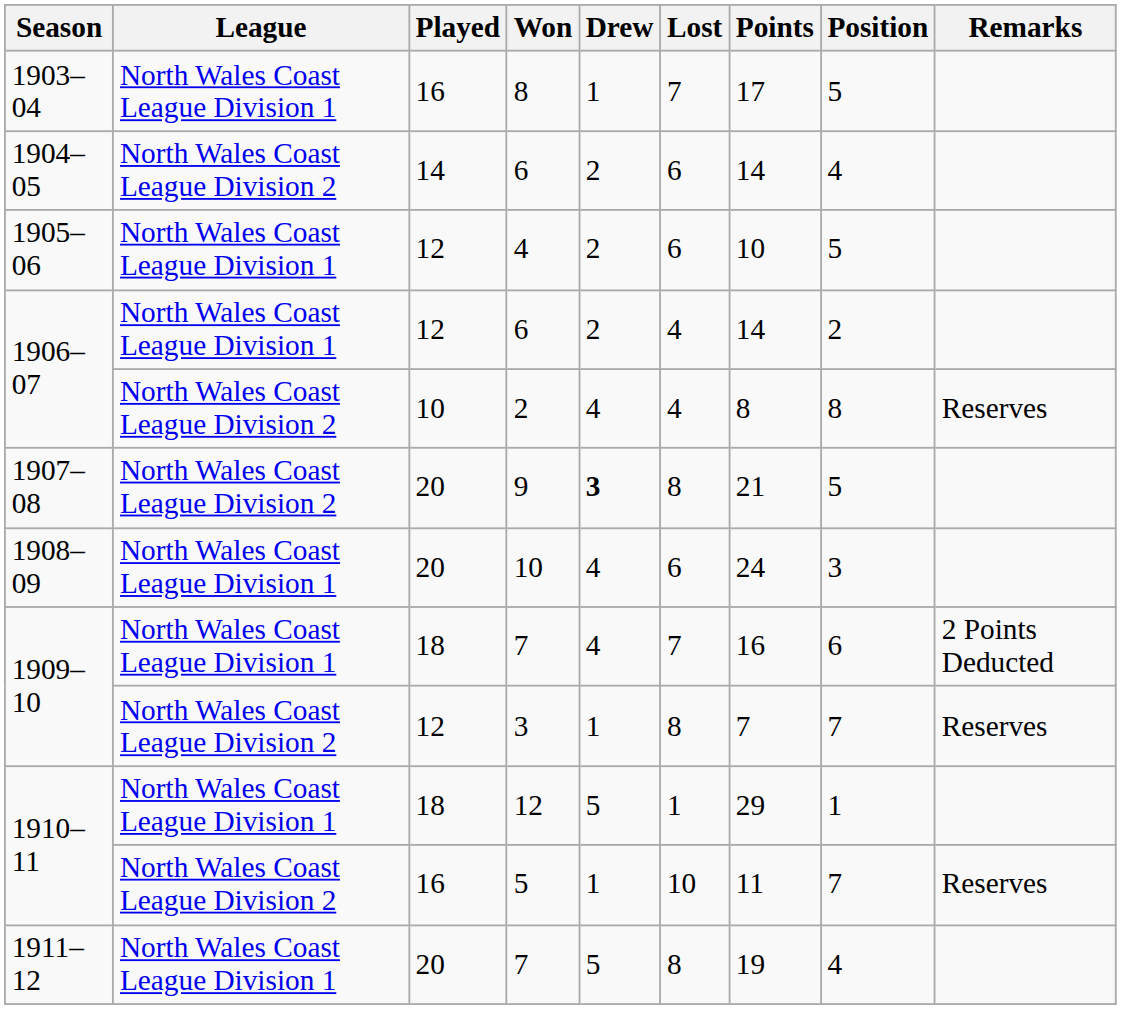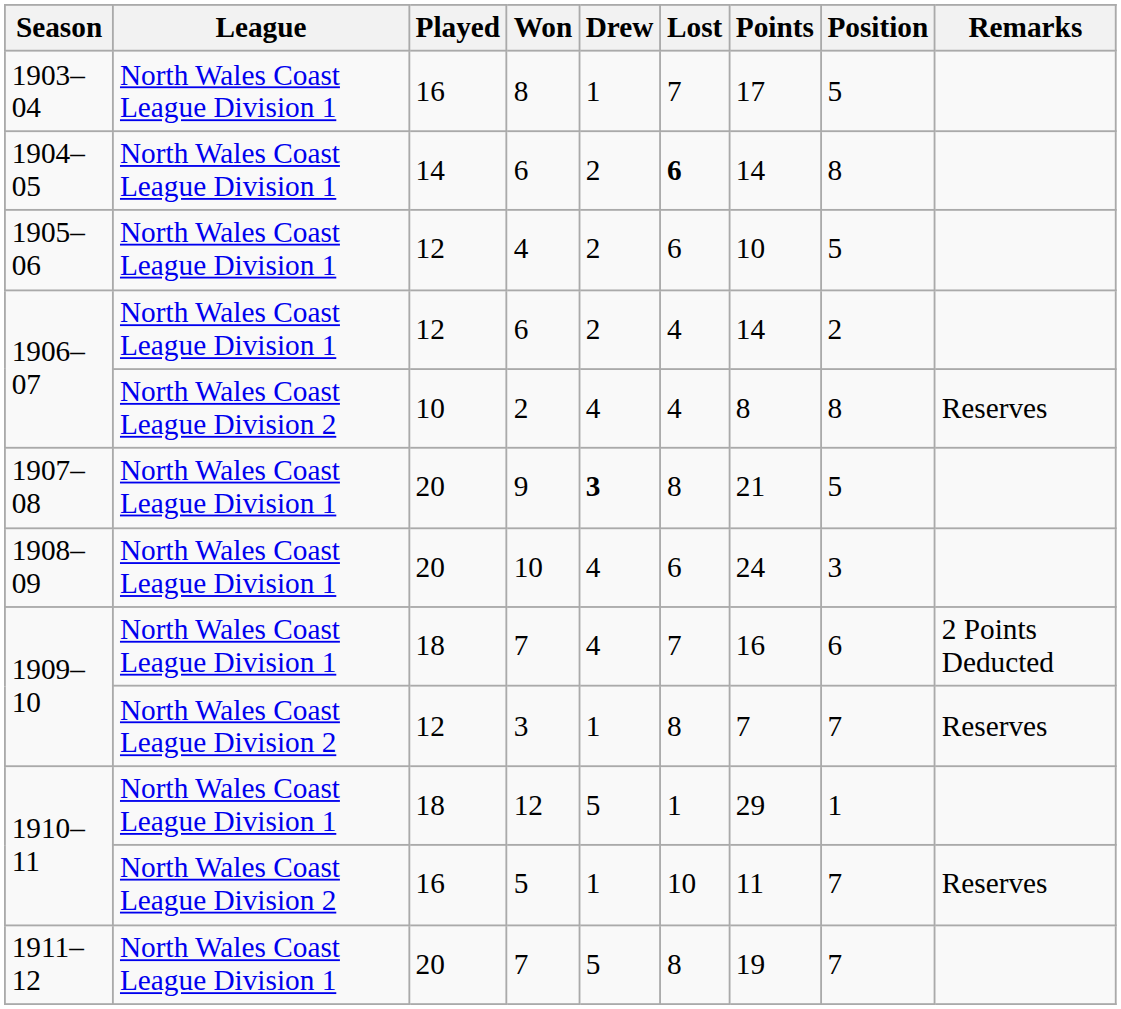(230, 170) North Wales Coast League Division 2 -> (230, 170) North Wales Coast League Division 1
(674, 170) normal -> (674, 170) bold
(835, 170) 4 -> (835, 170) 8
(230, 487) North Wales Coast League Division 2 -> (230, 487) North Wales Coast League Division 1
(835, 963) 4 -> (835, 963) 7
